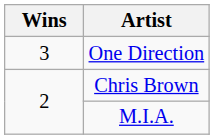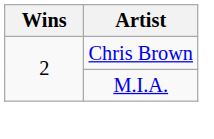- row: (146, 52)
